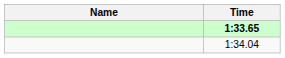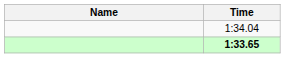rows swapped: (242, 28) <-> (242, 45)
